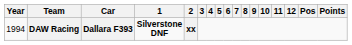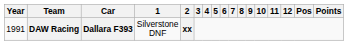(16, 28) 1994 -> (16, 28) 1991
(160, 28) bold -> (158, 28) normal
